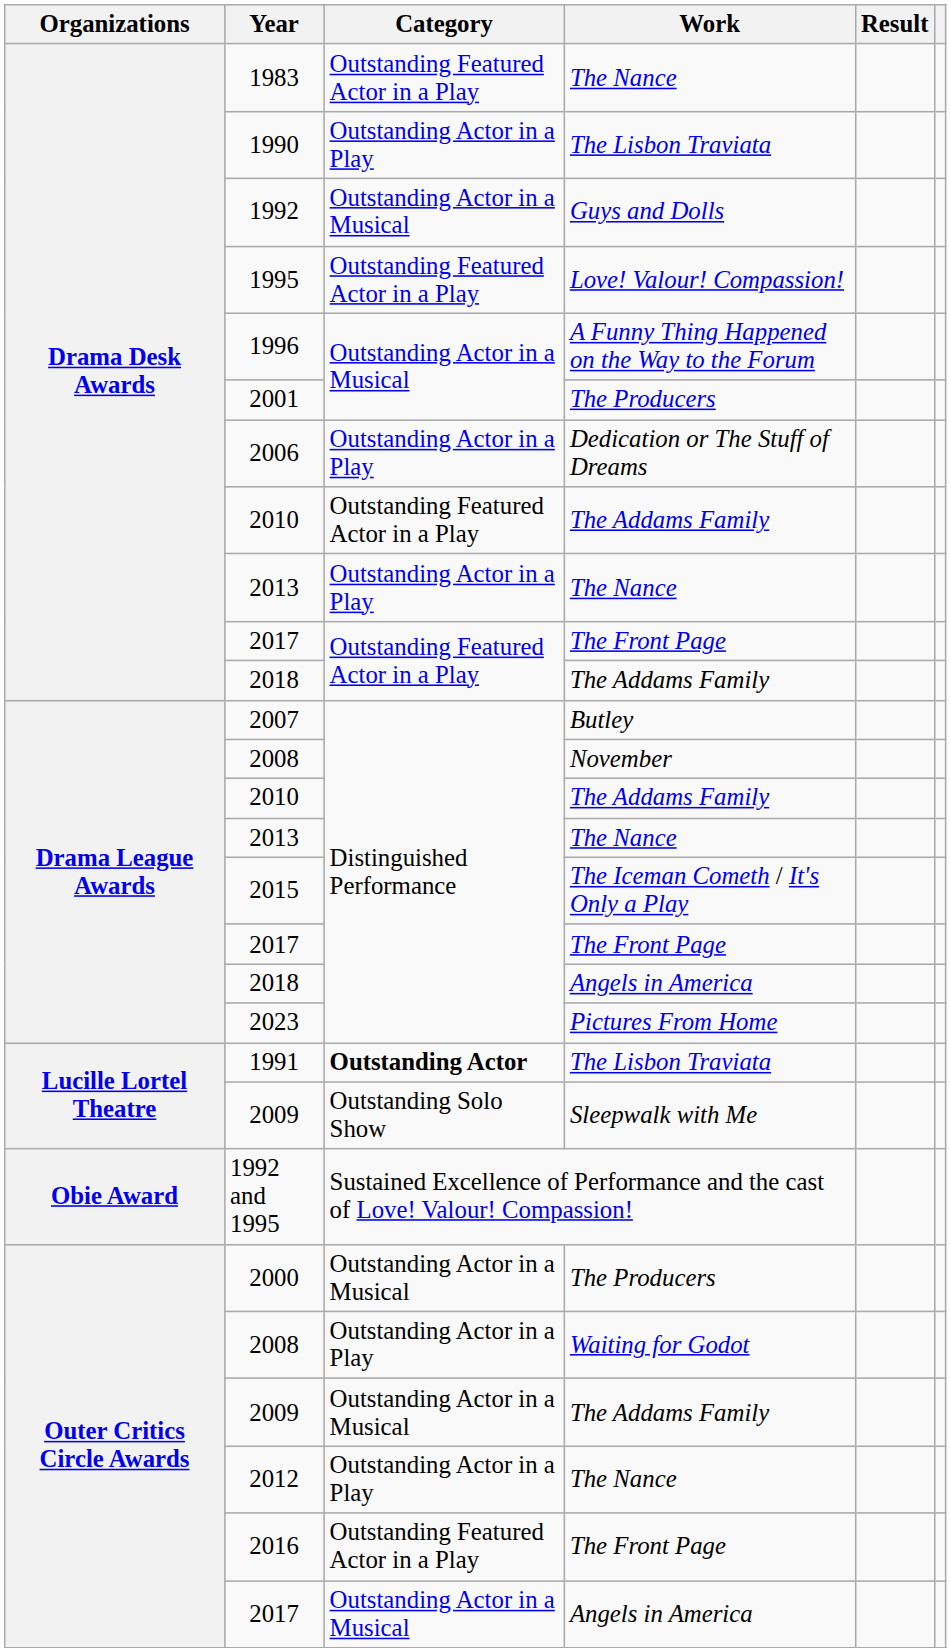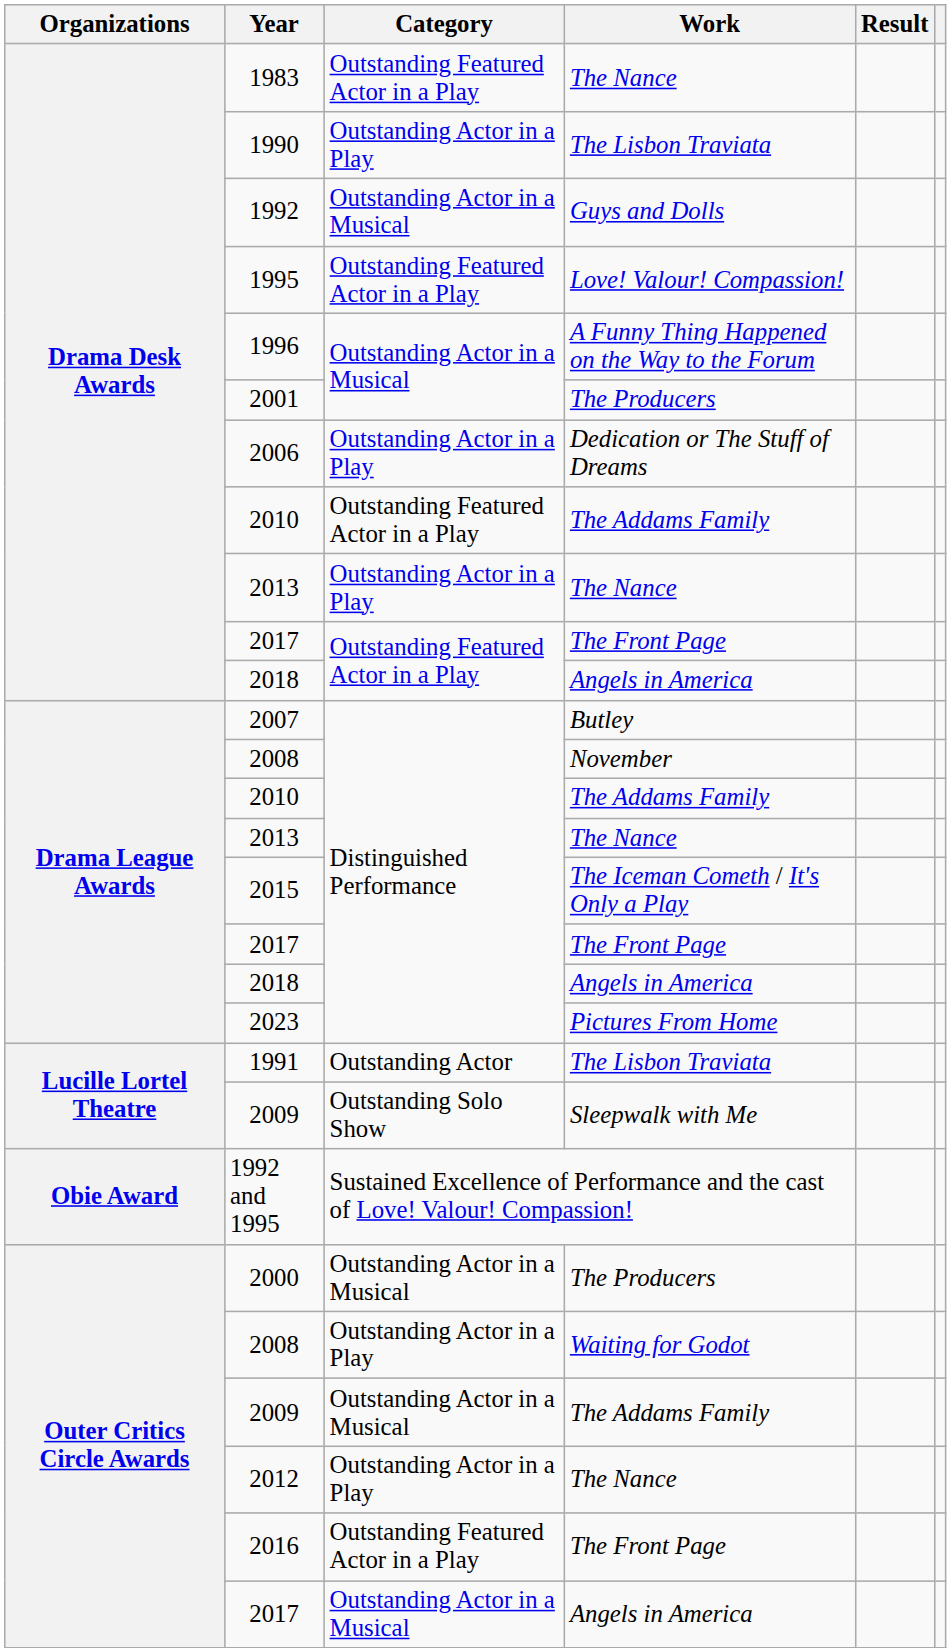(670, 680) The Addams Family -> (661, 680) Angels in America
(428, 1061) bold -> (421, 1061) normal
